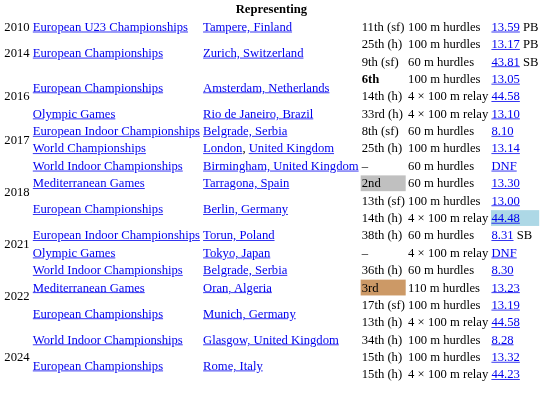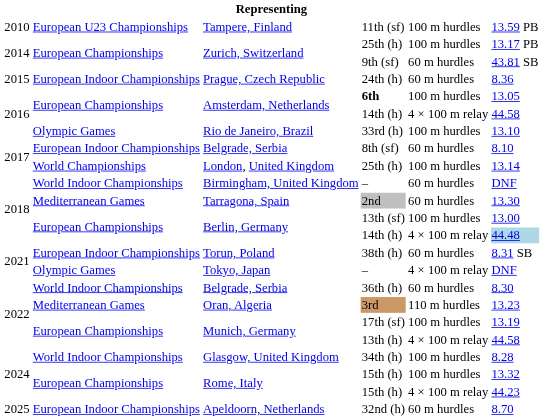+ row: (264, 79)
(448, 113) 4 × 100 m relay -> (444, 131) 100 m hurdles
+ row: (264, 409)
